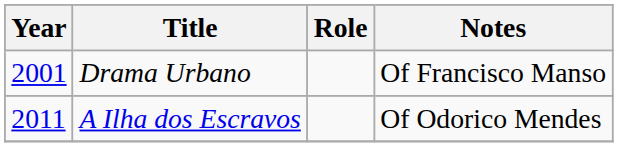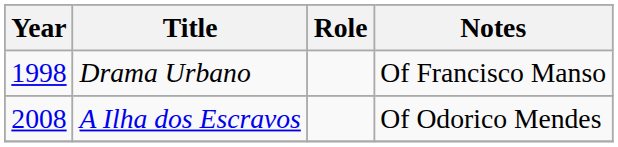(39, 73) 2001 -> (39, 73) 1998
(38, 118) 2011 -> (39, 118) 2008
